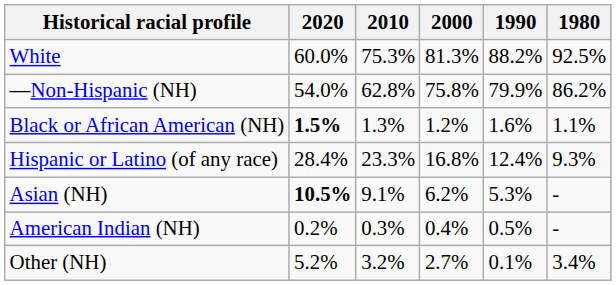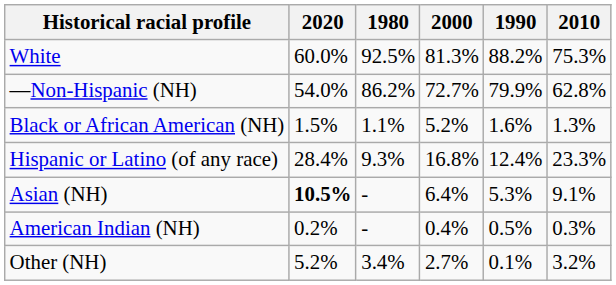columns swapped: (388, 22) <-> (579, 22)
(452, 90) 75.8% -> (452, 90) 72.7%
(318, 125) bold -> (316, 125) normal
(447, 125) 1.2% -> (447, 125) 5.2%
(447, 194) 6.2% -> (447, 194) 6.4%
